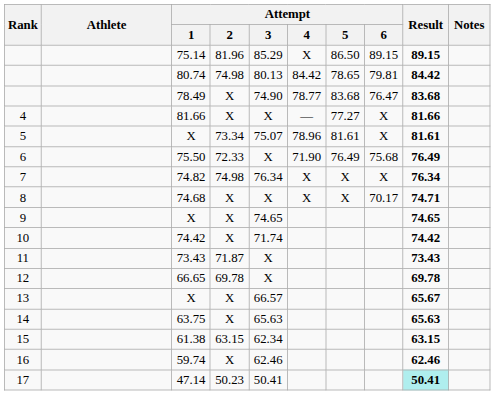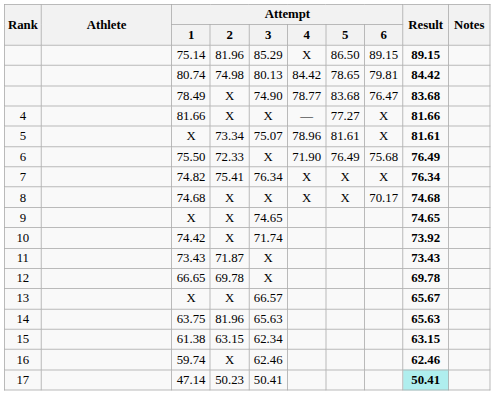(230, 177) 74.98 -> (230, 177) 75.41
(426, 197) 74.71 -> (426, 197) 74.68
(426, 237) 74.42 -> (426, 237) 73.92
(230, 319) X -> (230, 319) 81.96
